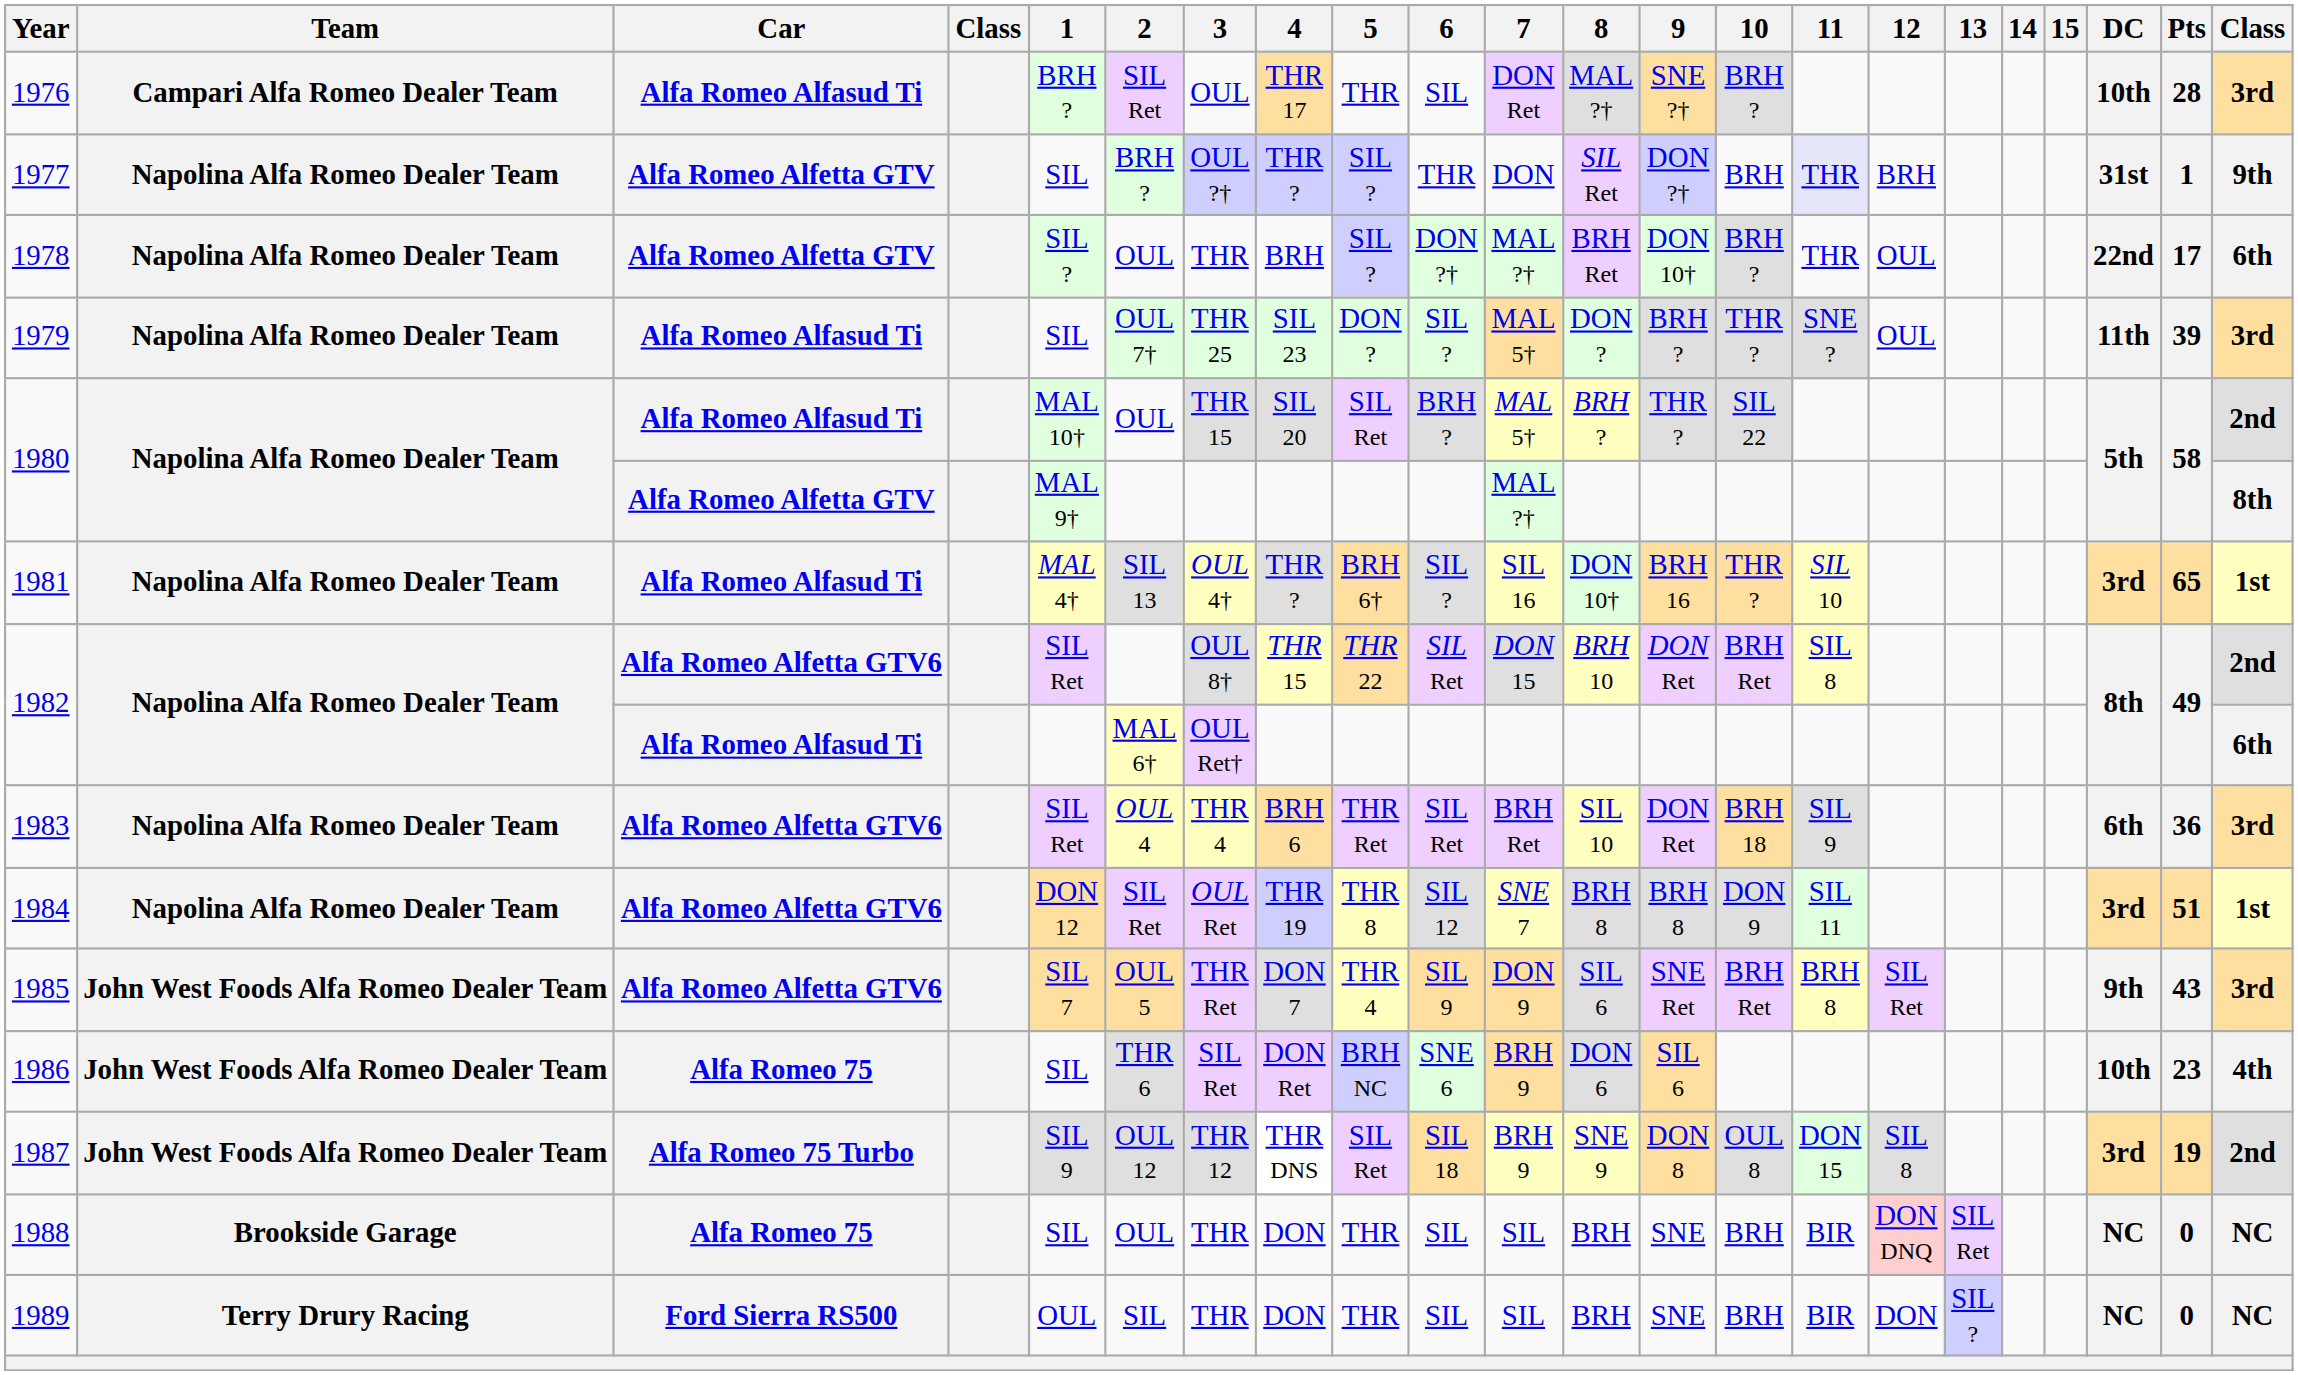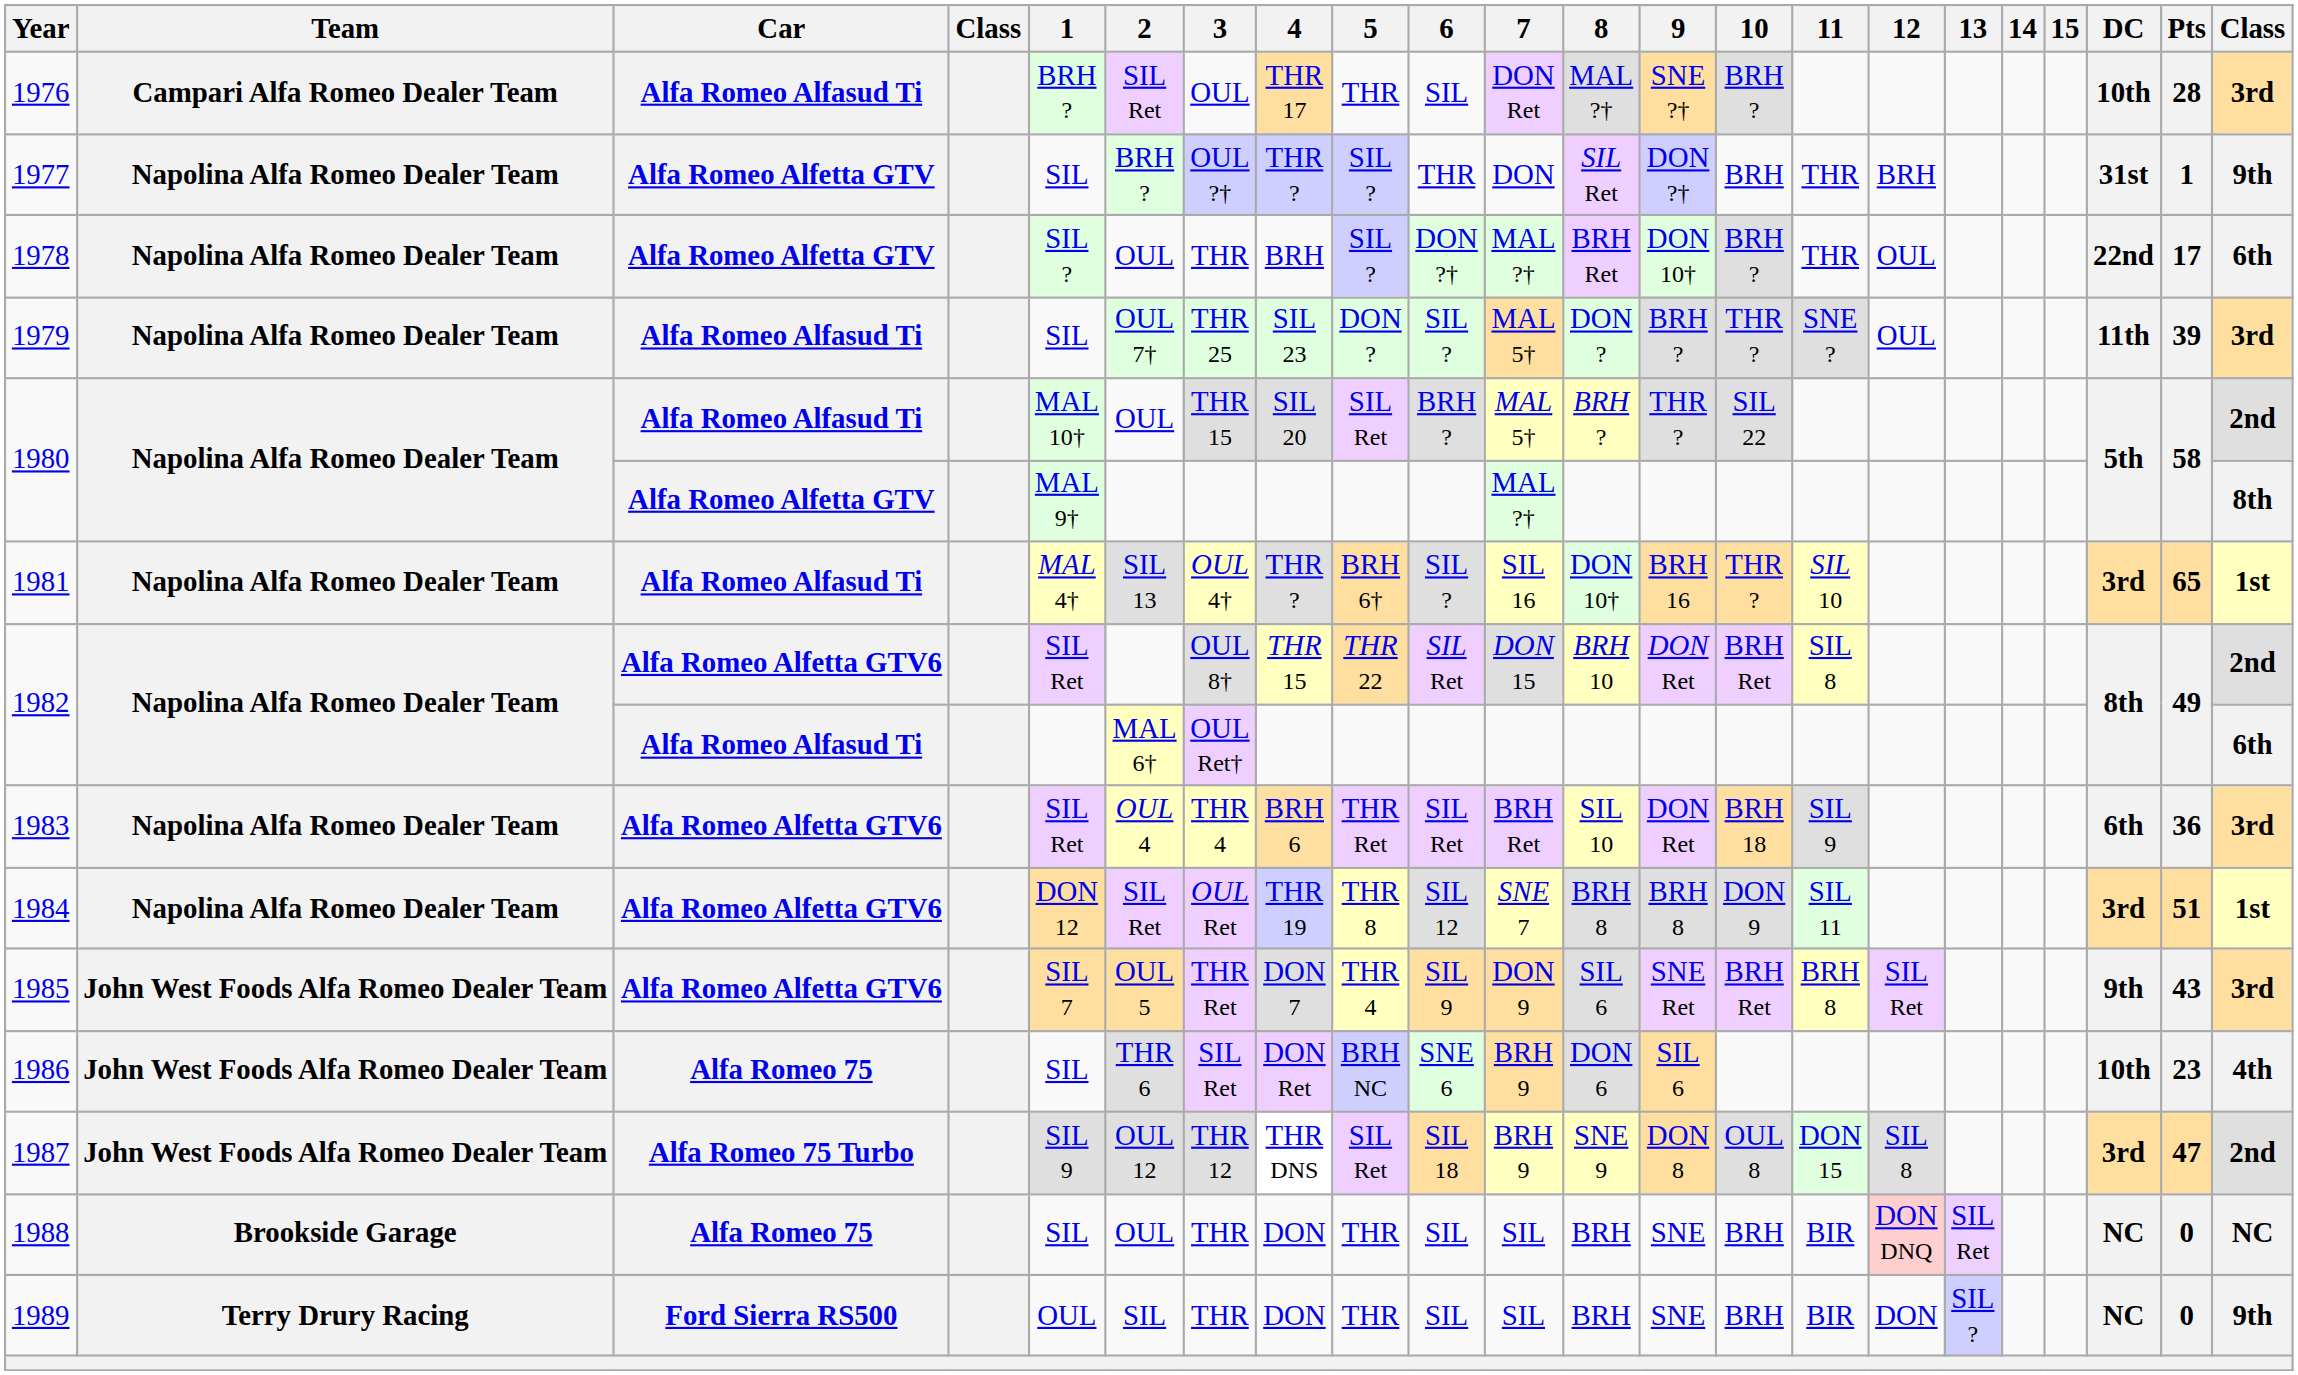(1830, 173) lavender background -> (1830, 173) no background
(2187, 1151) 19 -> (2187, 1151) 47
(2252, 1314) NC -> (2252, 1314) 9th
